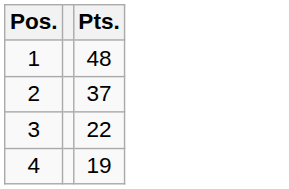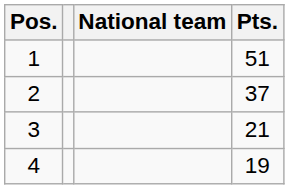+ column: (152, 22)
(99, 58) 48 -> (257, 58) 51
(99, 129) 22 -> (257, 129) 21
